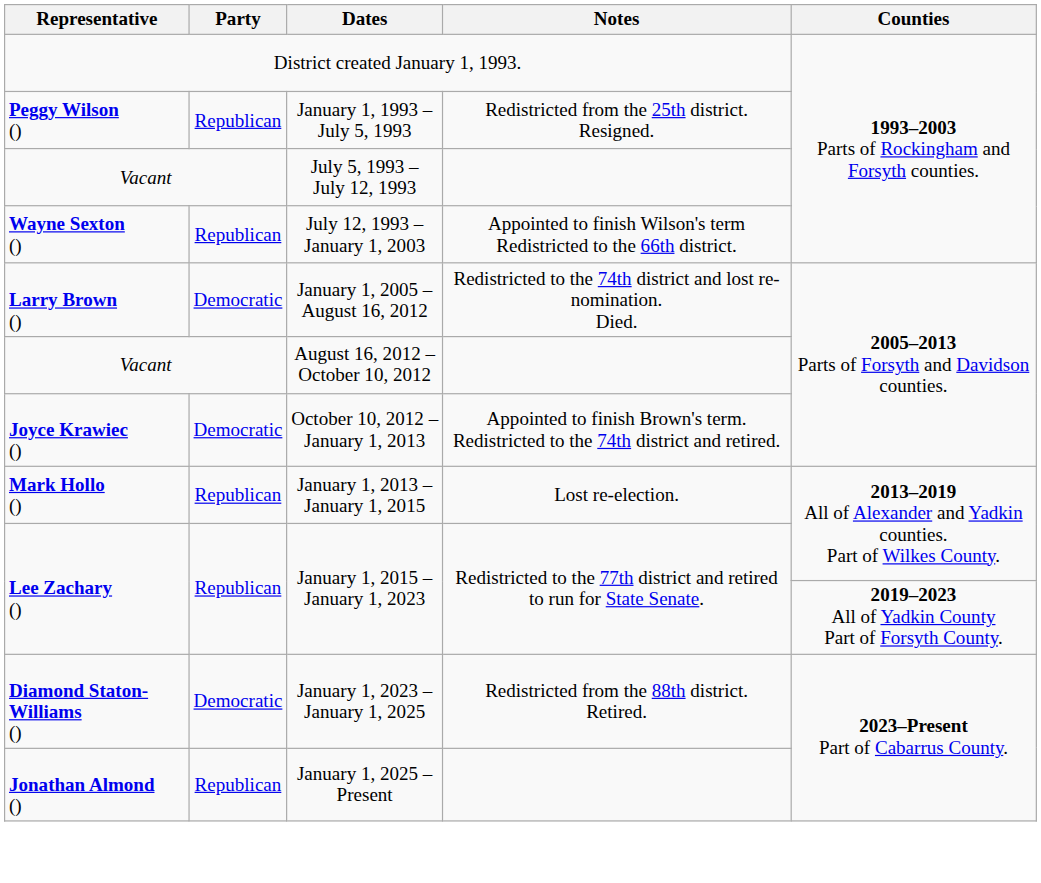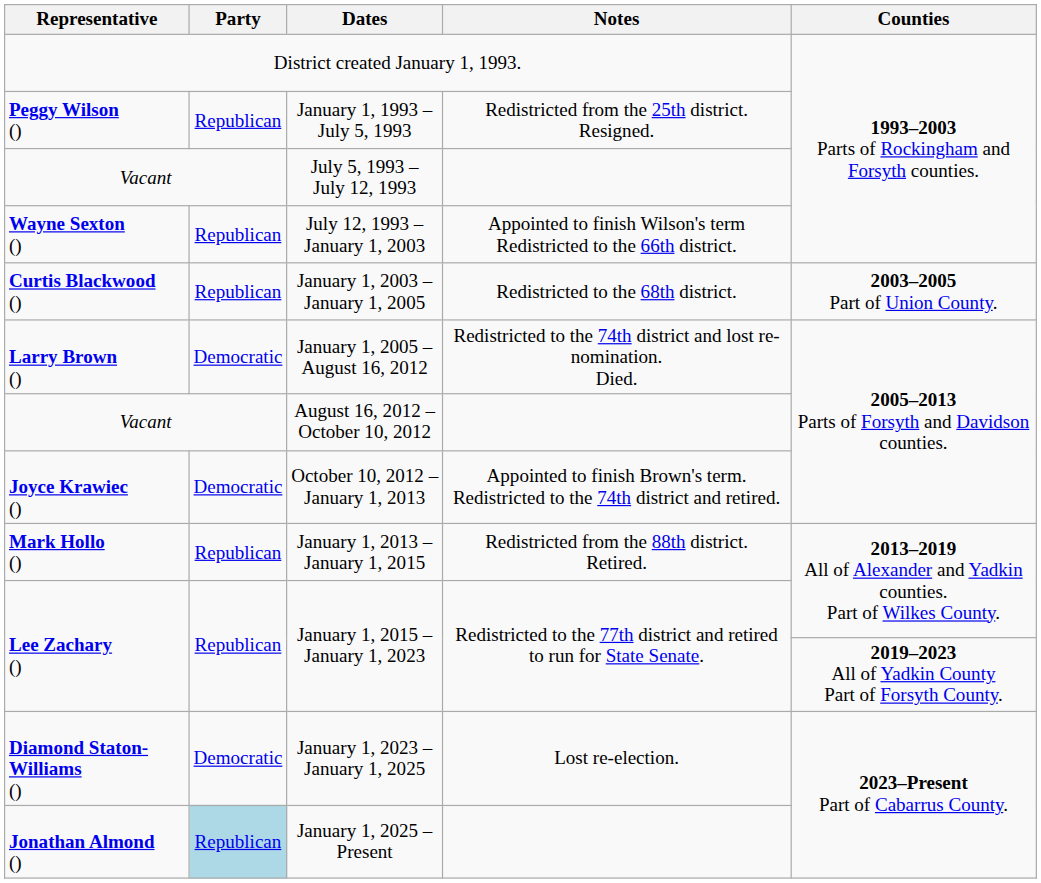+ row: (82, 291)
(617, 494) Lost re-election. -> (617, 552) Redistricted from the 88th district. Retired.
(617, 700) Redistricted from the 88th district. Retired. -> (617, 757) Lost re-election.
(238, 784) no background -> (238, 841) lightblue background
